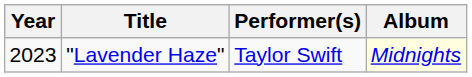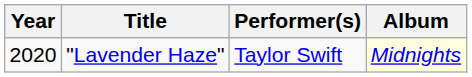(33, 54) 2023 -> (33, 54) 2020
